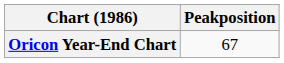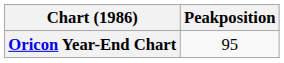(230, 44) 67 -> (230, 44) 95
